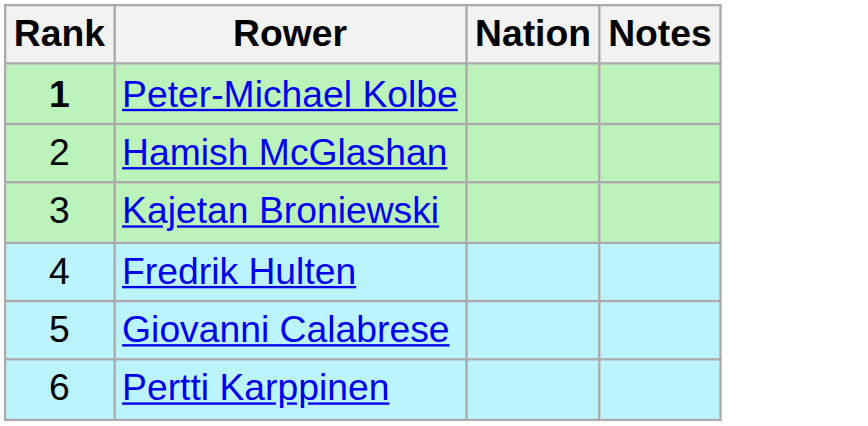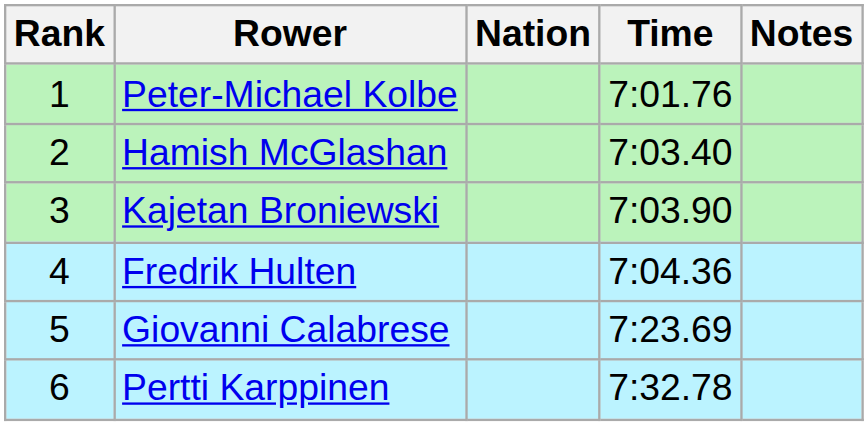+ column: (670, 34)
(59, 93) bold -> (59, 93) normal
